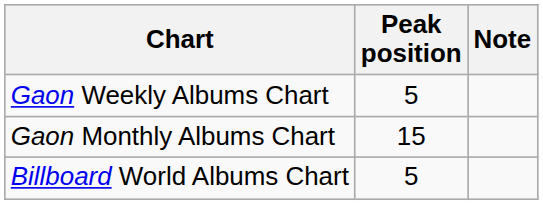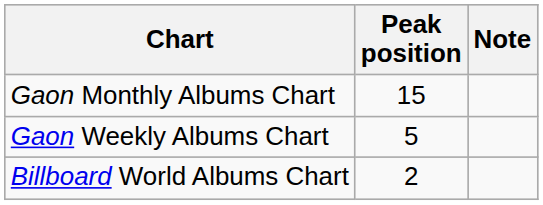rows swapped: (170, 95) <-> (173, 136)
(411, 177) 5 -> (411, 177) 2
